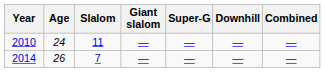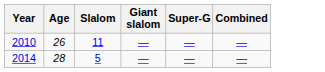- column: (238, 19)
(59, 42) 24 -> (59, 42) 26
(59, 59) 26 -> (59, 59) 28
(98, 59) 7 -> (98, 59) 5
